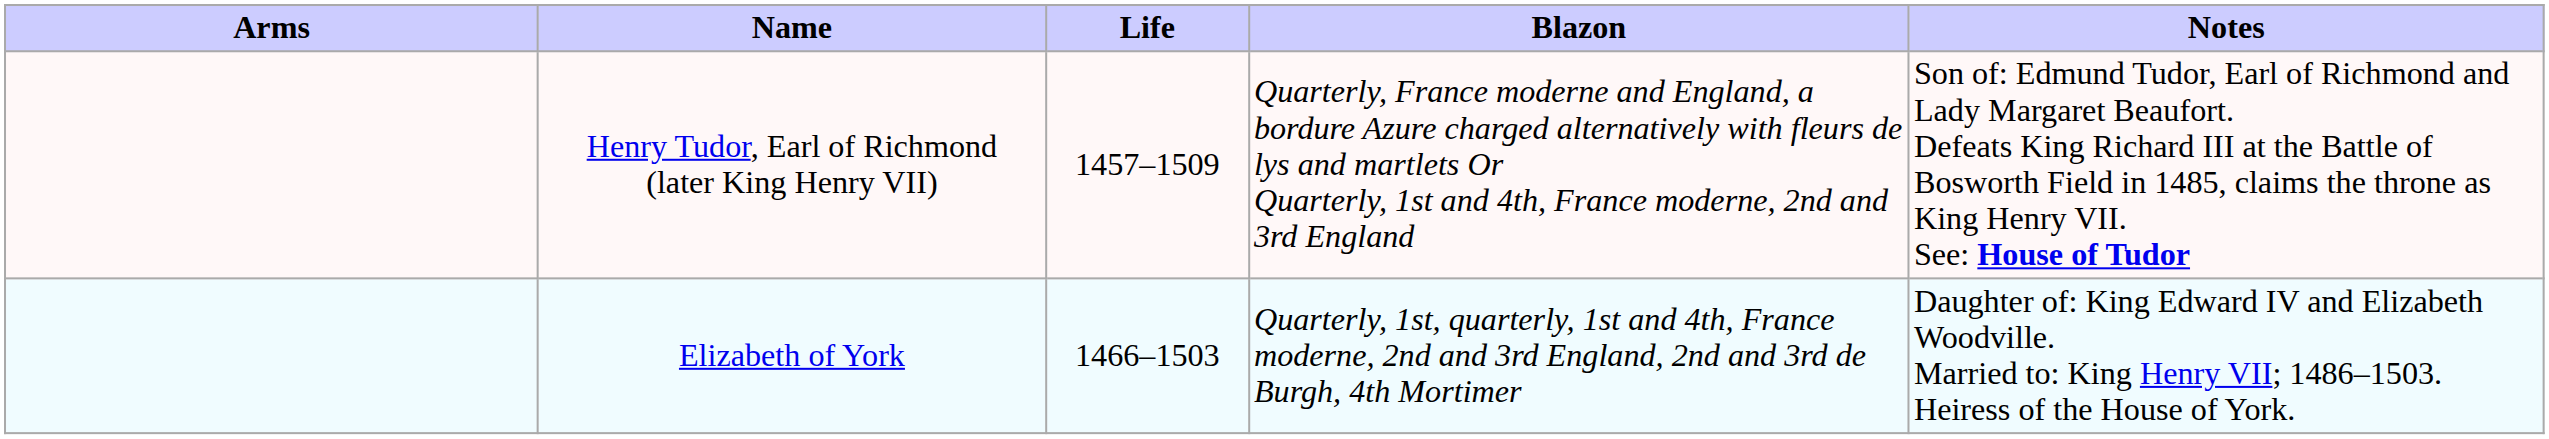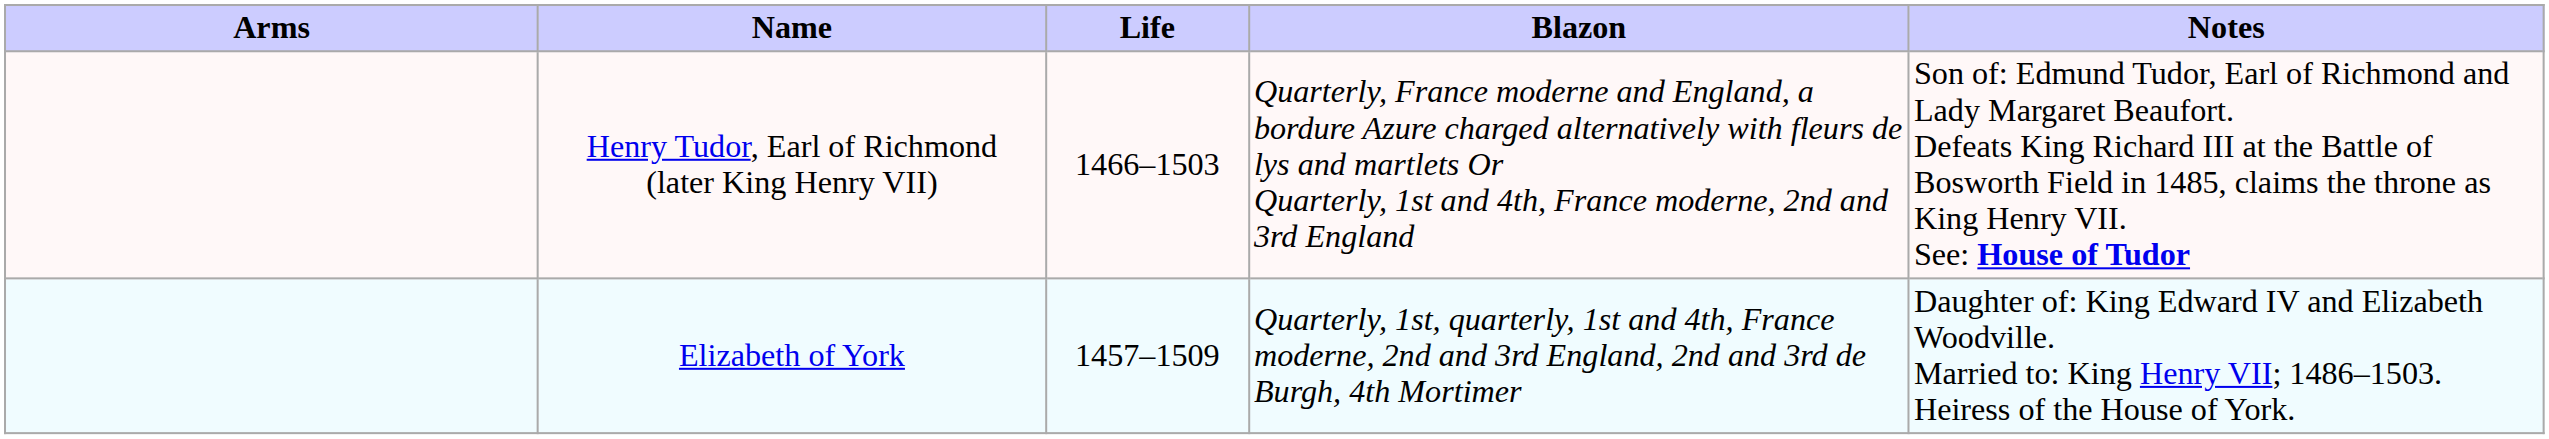(1147, 164) 1457–1509 -> (1147, 164) 1466–1503
(1147, 355) 1466–1503 -> (1147, 355) 1457–1509
